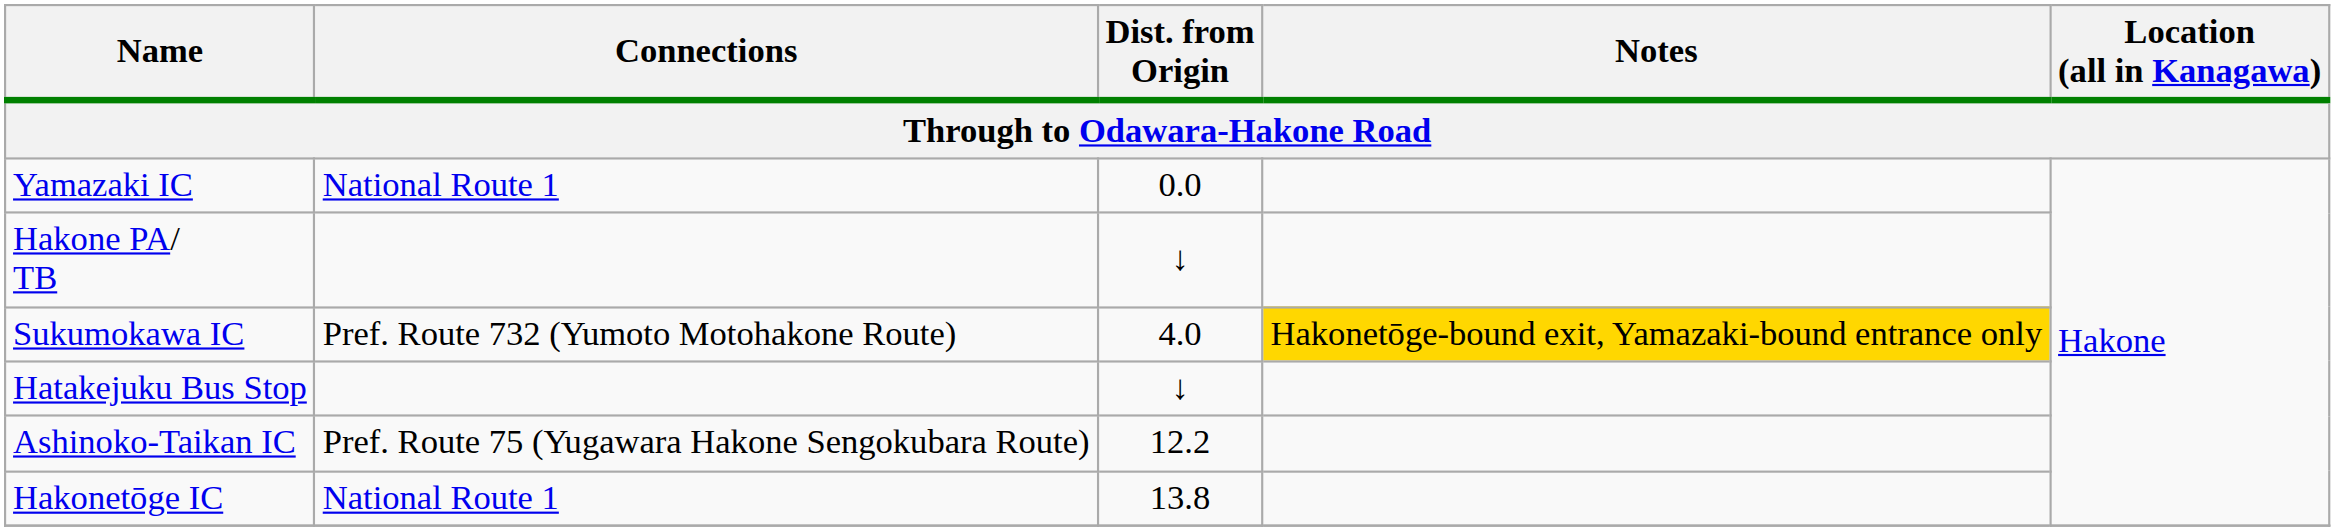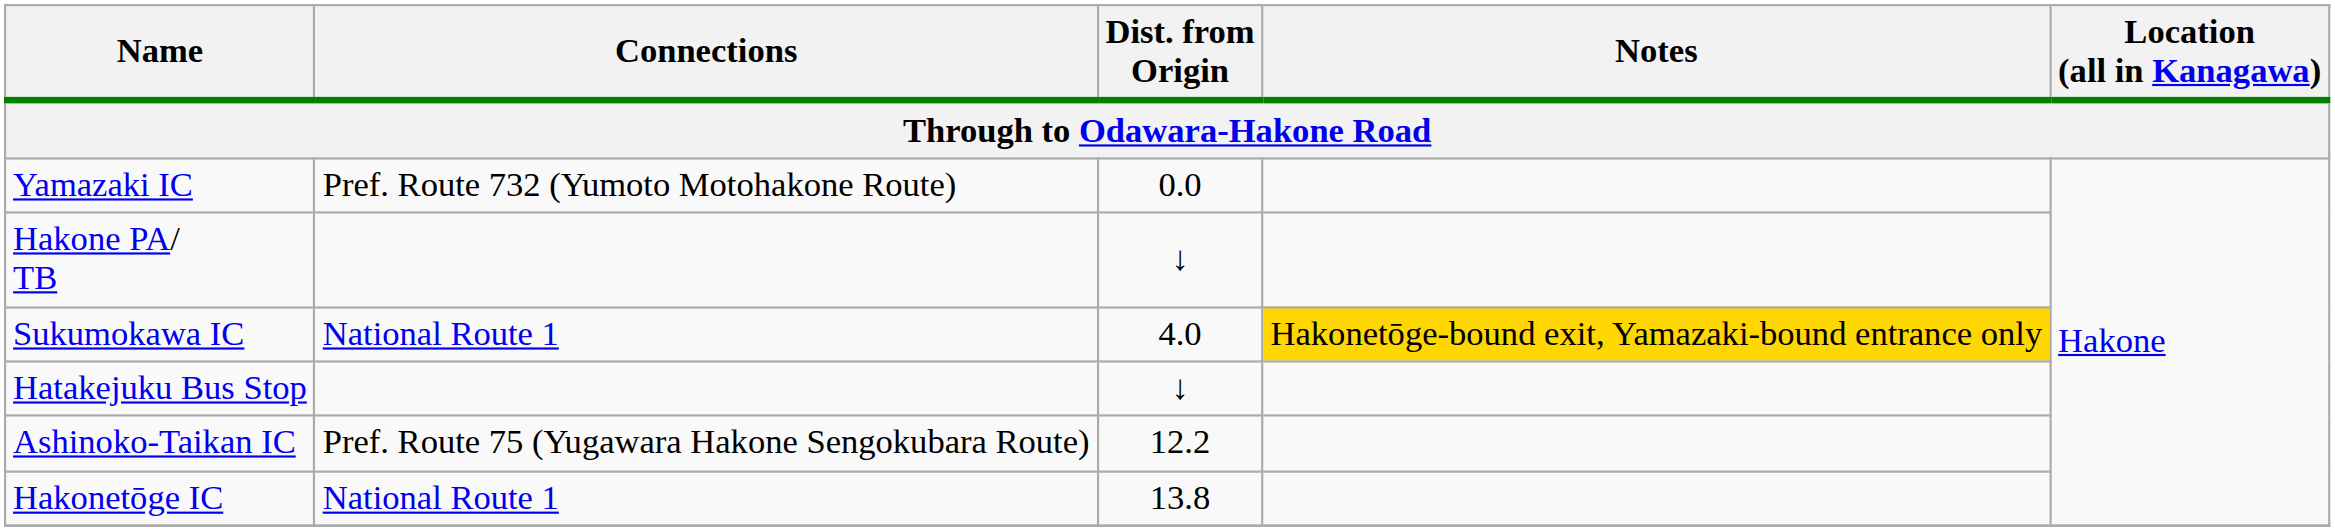(441, 184) National Route 1 -> (639, 184) Pref. Route 732 (Yumoto Motohakone Route)
(639, 333) Pref. Route 732 (Yumoto Motohakone Route) -> (441, 333) National Route 1
